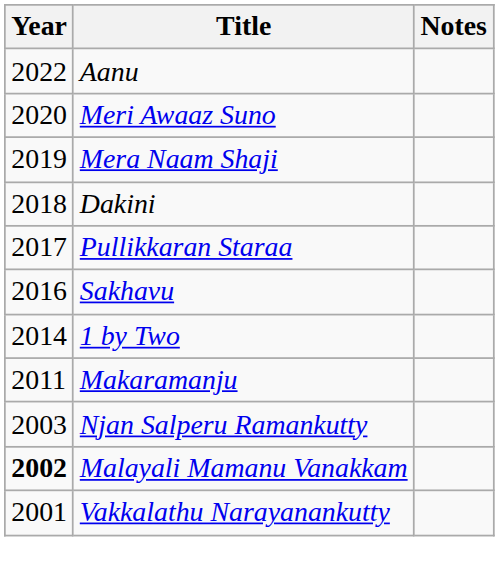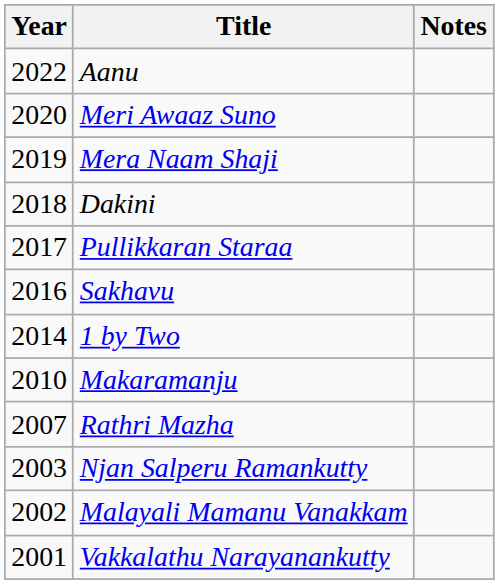(39, 379) 2011 -> (39, 379) 2010
+ row: (157, 423)
(39, 468) bold -> (39, 512) normal
